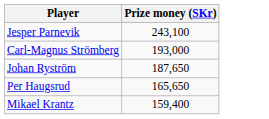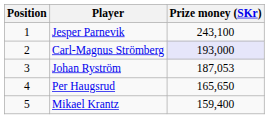+ column: (27, 13)
(170, 50) no background -> (215, 50) lavender background
(170, 68) 187,650 -> (215, 68) 187,053
